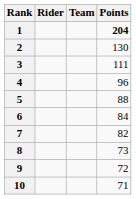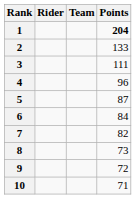(120, 47) 130 -> (120, 47) 133
(123, 99) 88 -> (123, 99) 87
